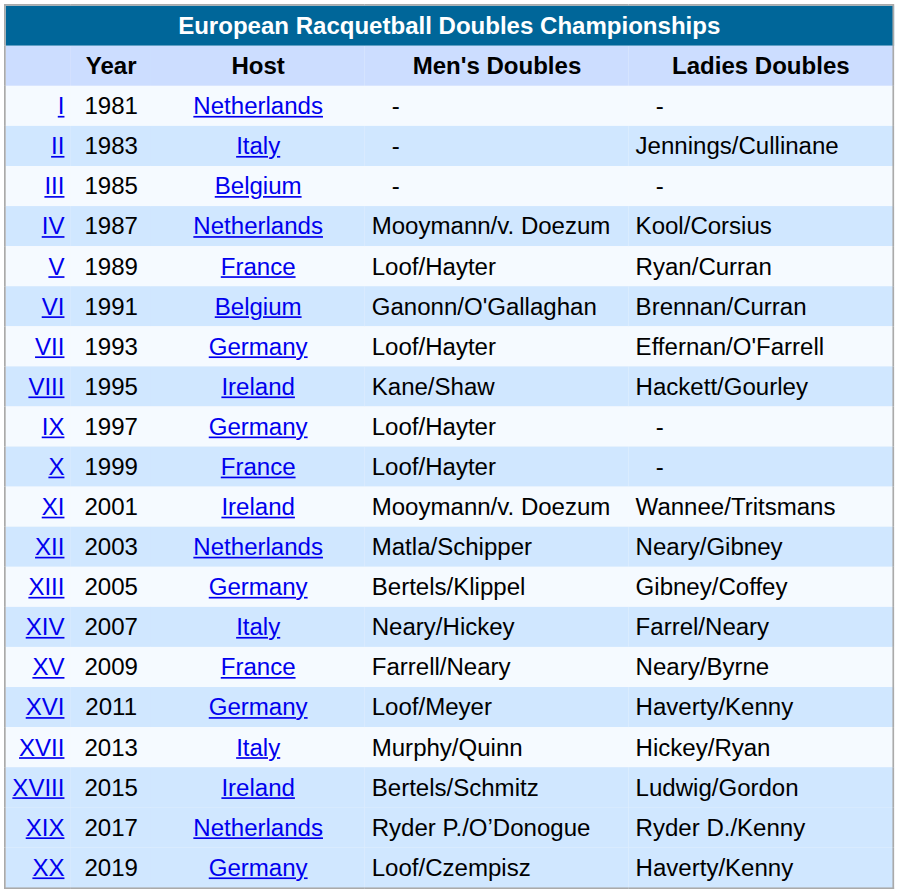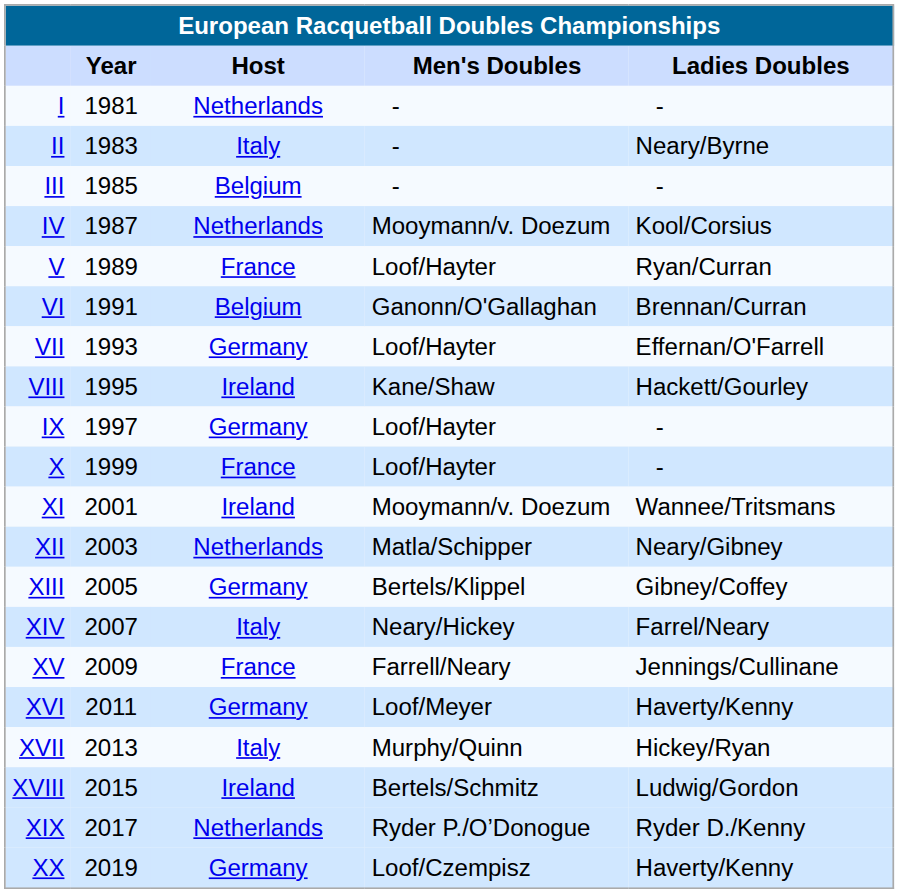(737, 146) Jennings/Cullinane -> (702, 146) Neary/Byrne
(702, 667) Neary/Byrne -> (737, 667) Jennings/Cullinane
